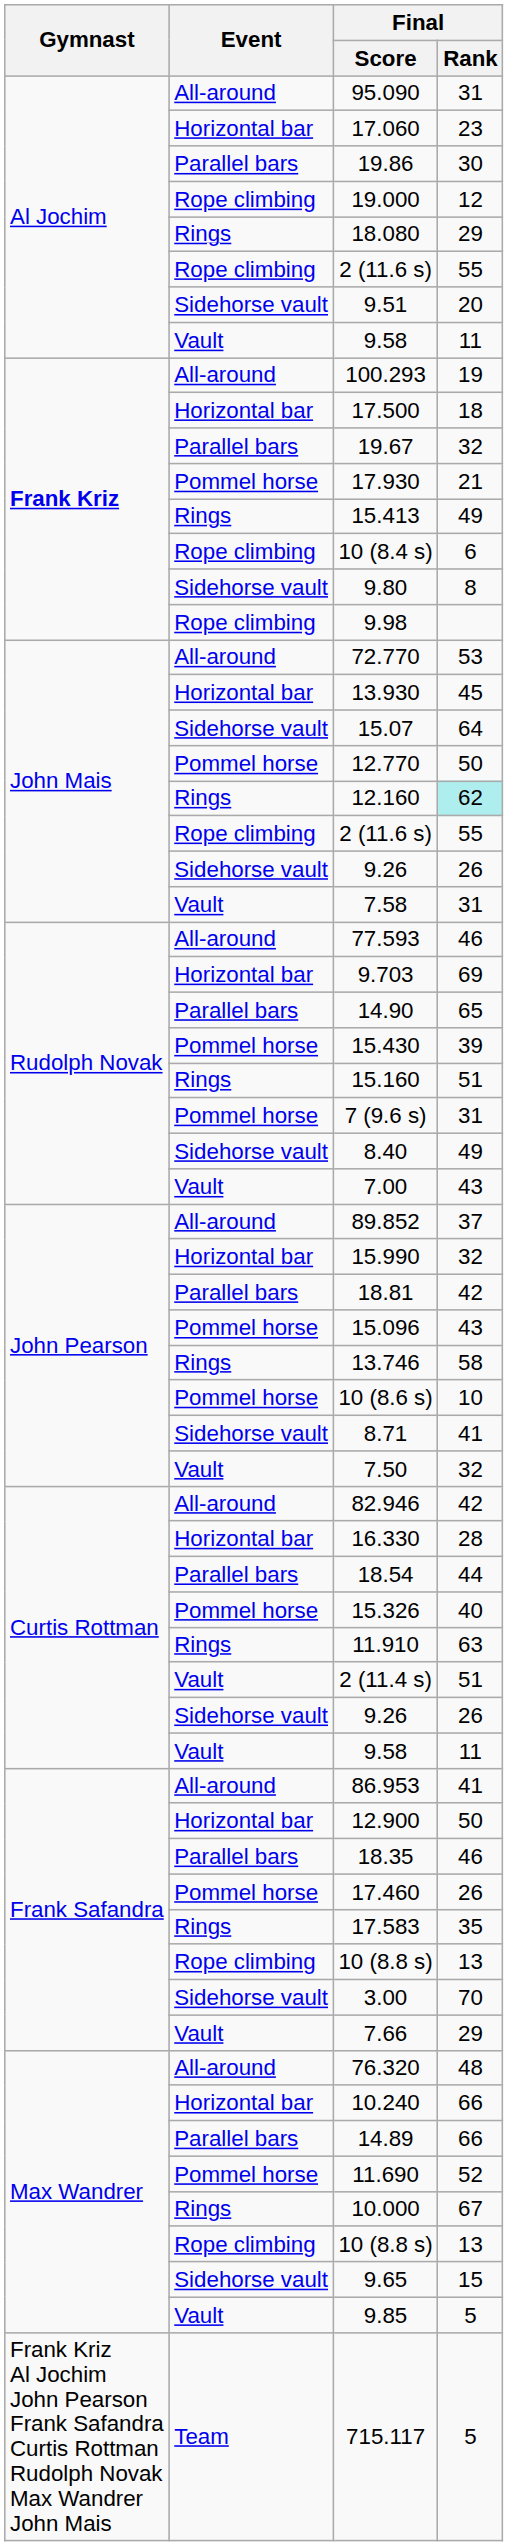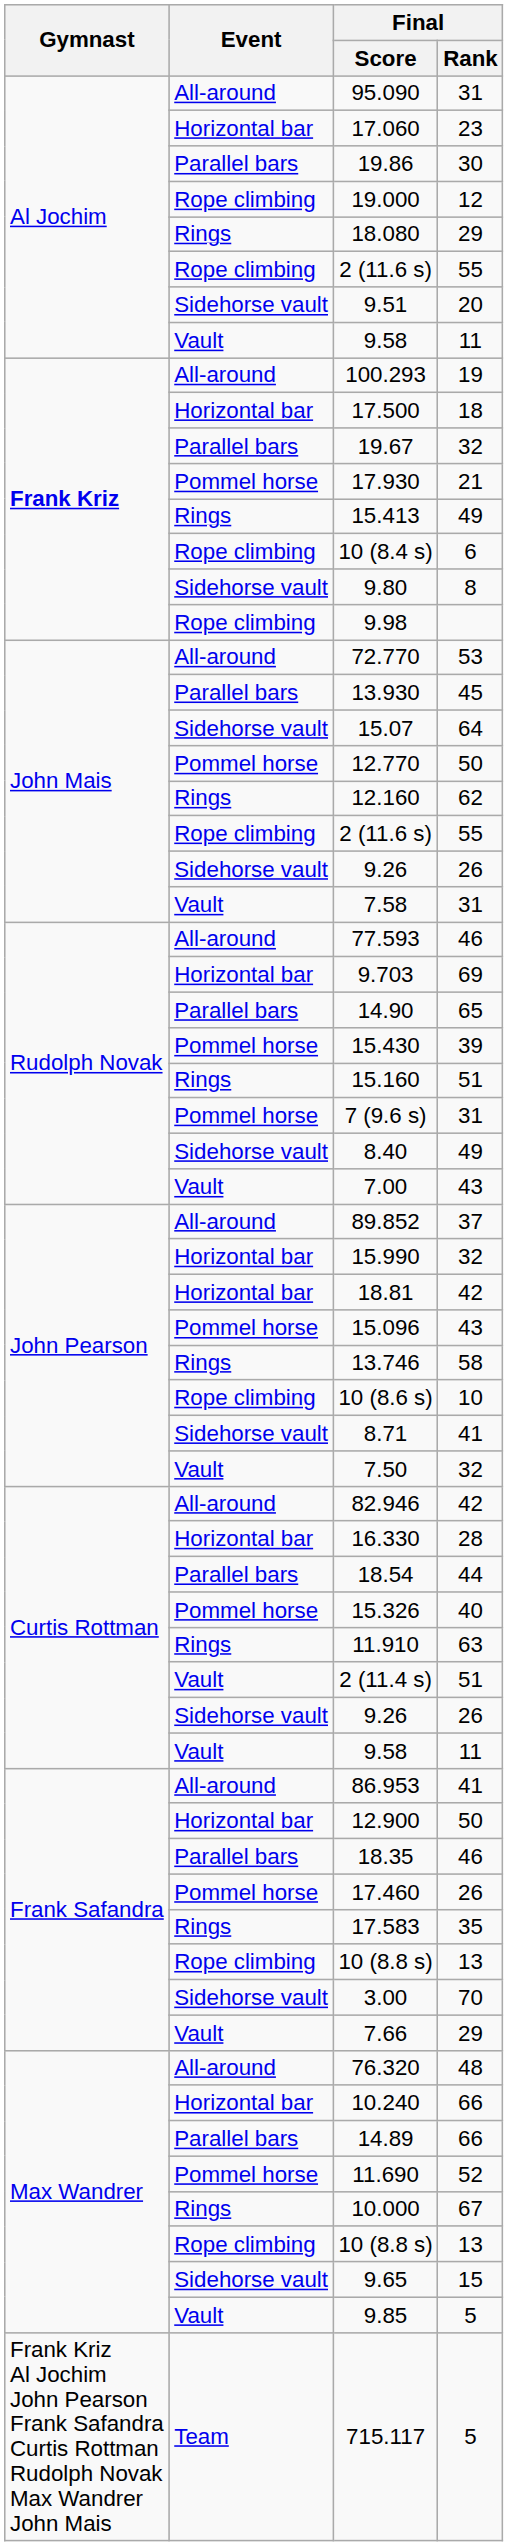(244, 693) Horizontal bar -> (236, 693) Parallel bars
(470, 799) paleturquoise background -> (470, 799) no background
(236, 1292) Parallel bars -> (244, 1292) Horizontal bar
(246, 1398) Pommel horse -> (245, 1398) Rope climbing
